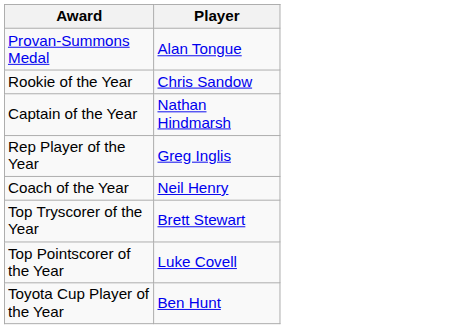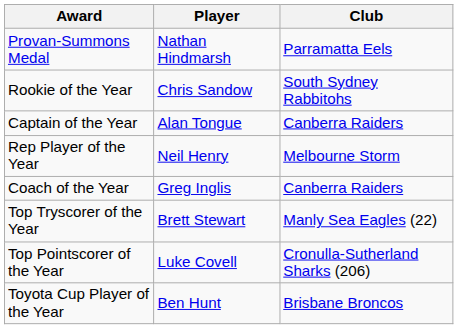+ column: (366, 16)
(200, 49) Alan Tongue -> (194, 49) Nathan Hindmarsh
(194, 114) Nathan Hindmarsh -> (200, 123) Alan Tongue
(194, 155) Greg Inglis -> (193, 155) Neil Henry
(193, 188) Neil Henry -> (194, 188) Greg Inglis
